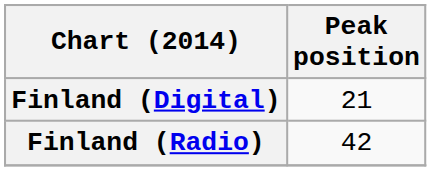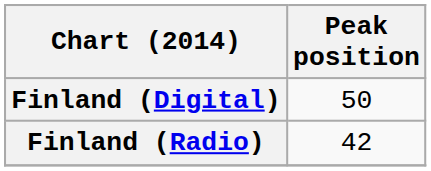(356, 100) 21 -> (356, 100) 50
